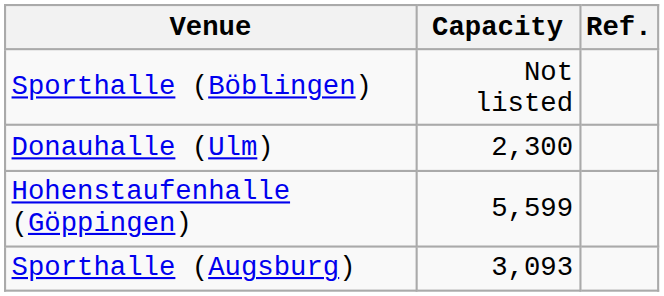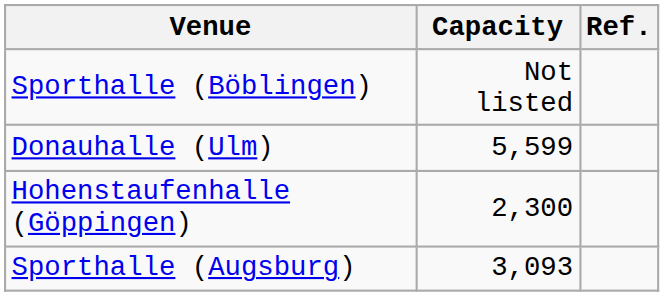(532, 148) 2,300 -> (532, 148) 5,599
(532, 208) 5,599 -> (532, 208) 2,300
